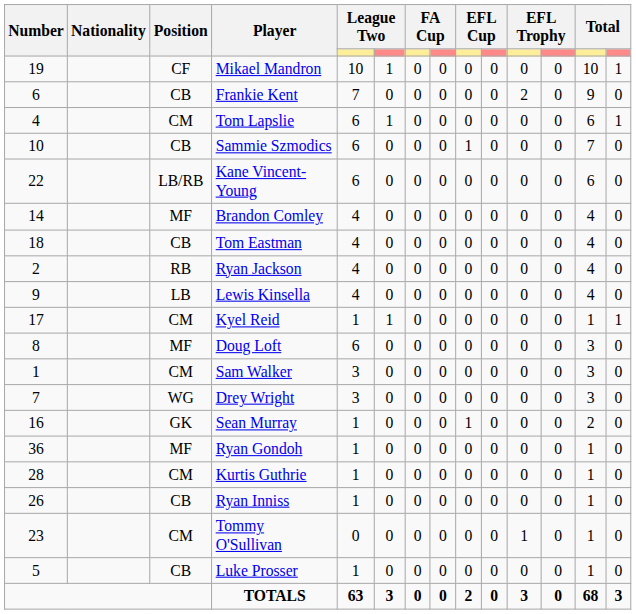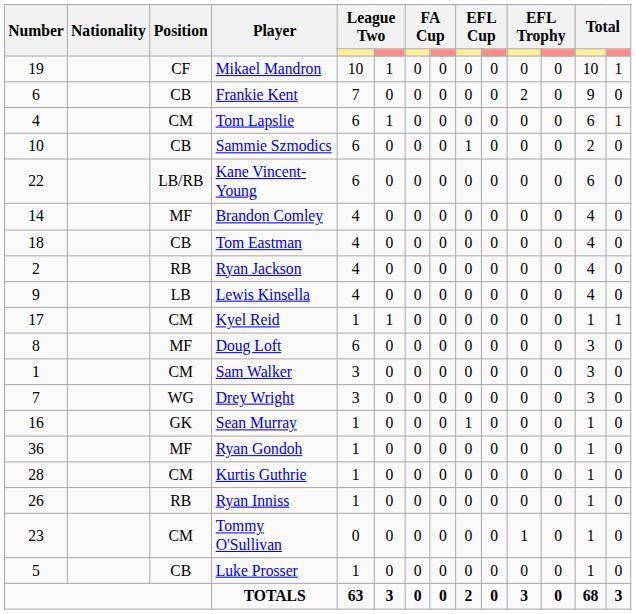(591, 146) 7 -> (591, 146) 2
(591, 423) 2 -> (591, 423) 1
(181, 500) CB -> (181, 500) RB
